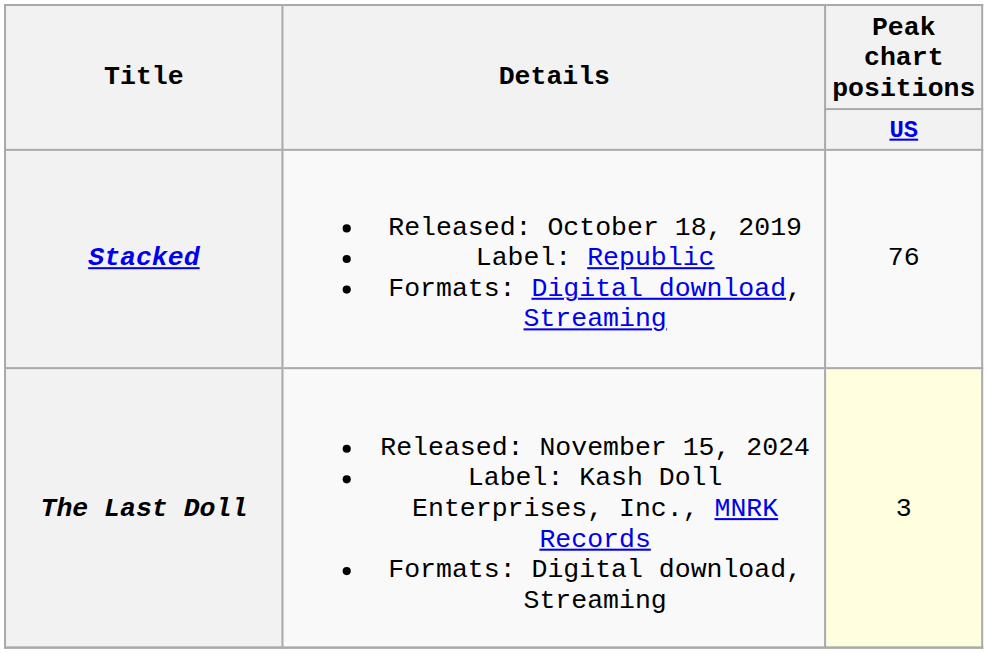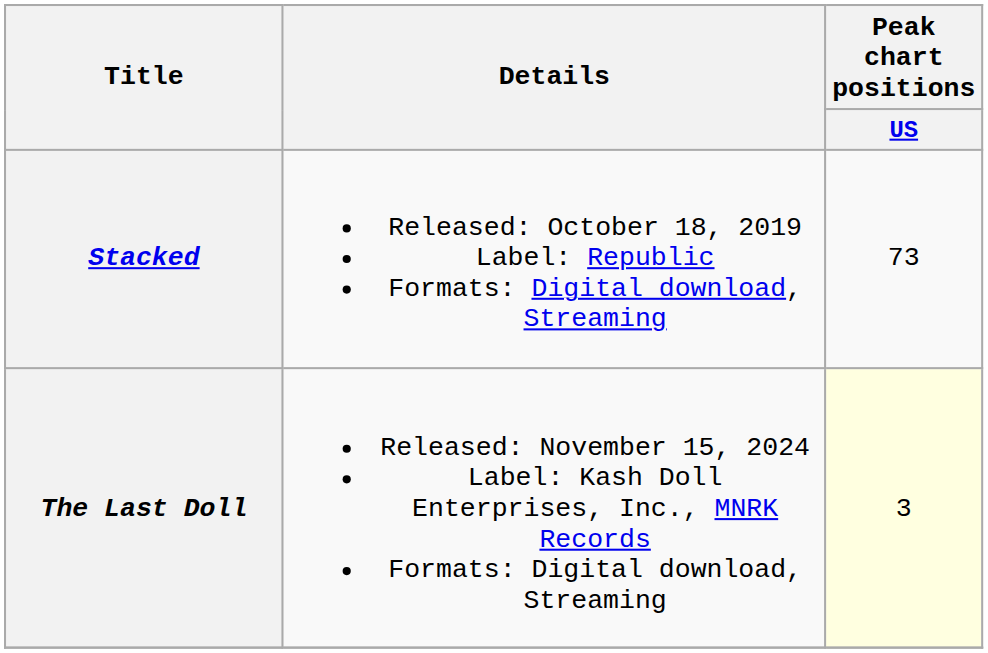(904, 259) 76 -> (904, 259) 73
